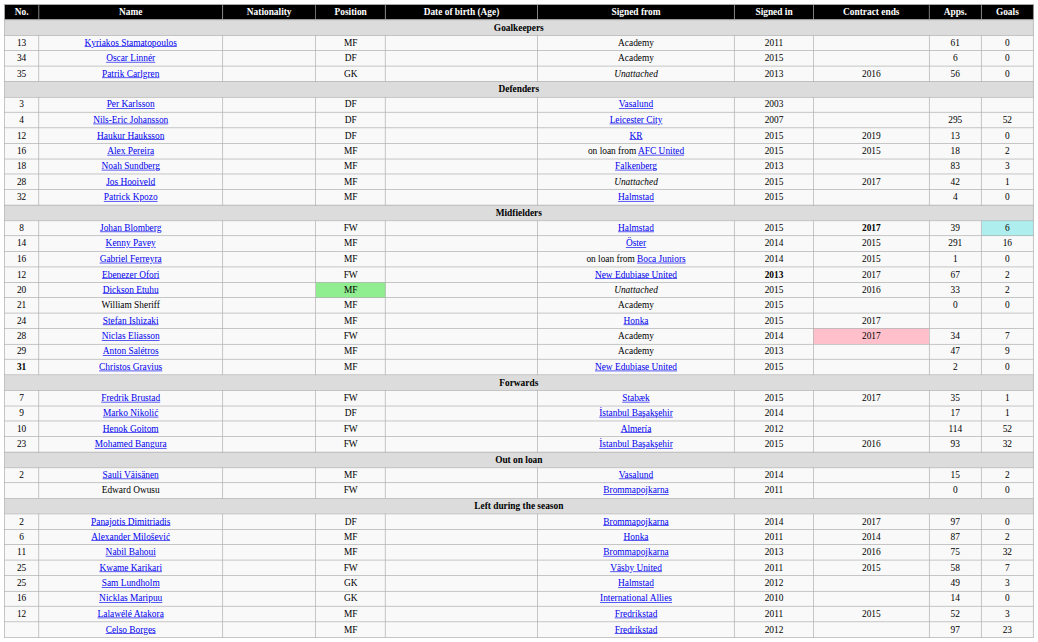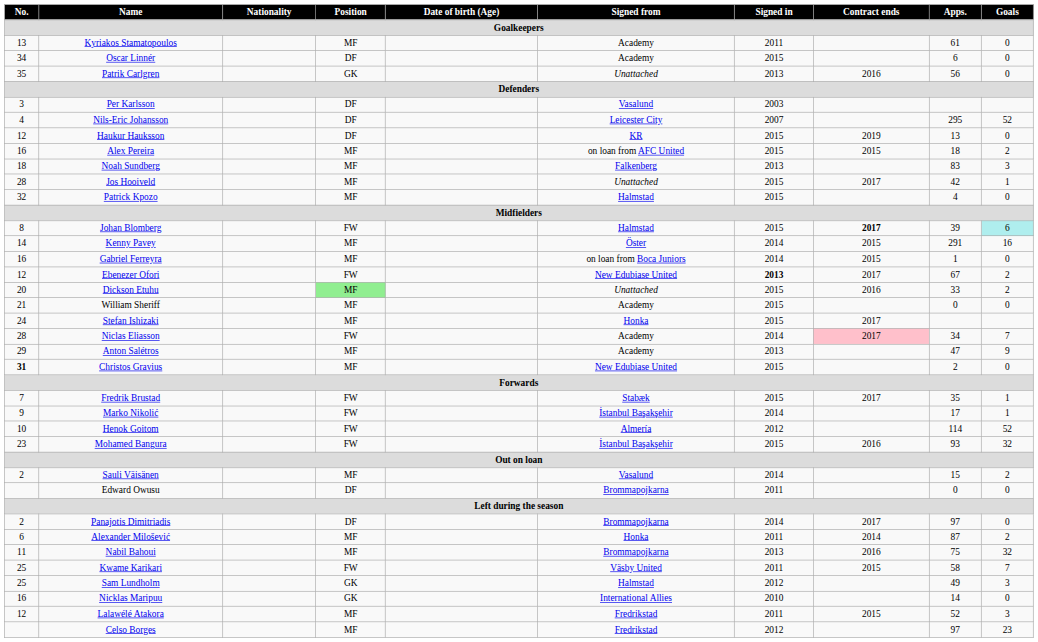(351, 413) DF -> (351, 413) FW
(351, 491) FW -> (351, 491) DF
